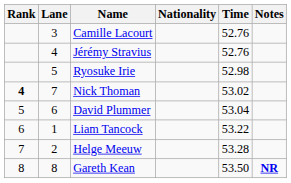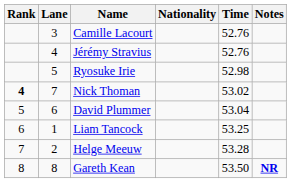(235, 129) 53.22 -> (235, 129) 53.25
